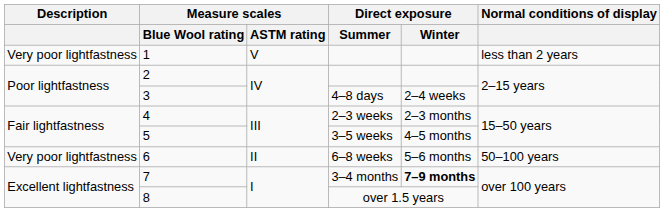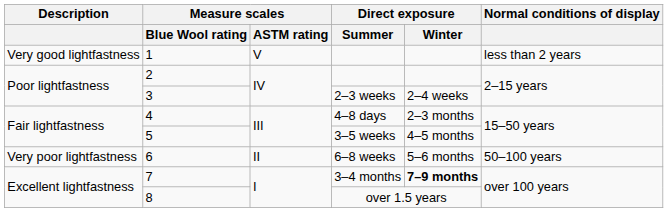(72, 55) Very poor lightfastness -> (74, 55) Very good lightfastness
(357, 95) 4–8 days -> (365, 95) 2–3 weeks
(362, 116) 2–3 weeks -> (360, 116) 4–8 days
